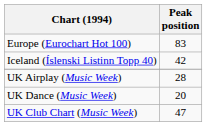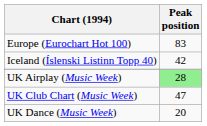(181, 78) no background -> (181, 78) lightgreen background
rows swapped: (62, 95) <-> (72, 113)
